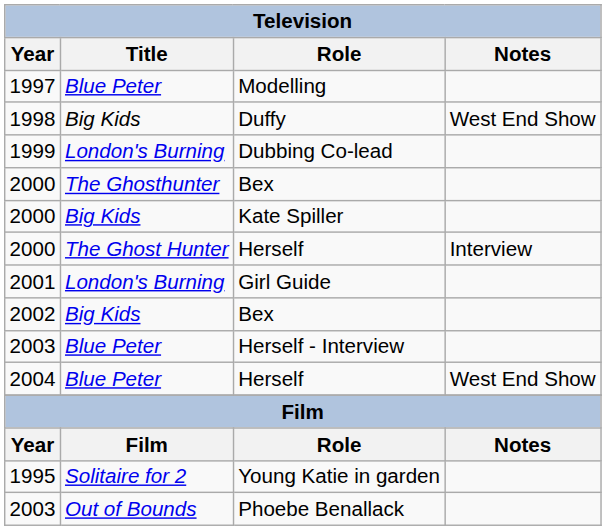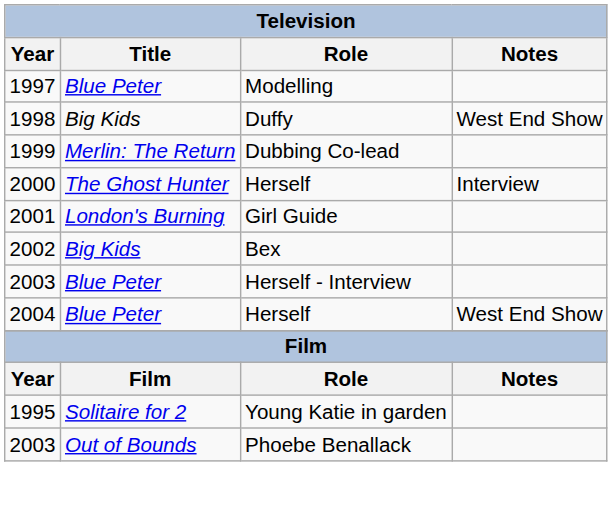(145, 152) London's Burning -> (150, 152) Merlin: The Return
- row: (32, 184)
- row: (32, 217)
